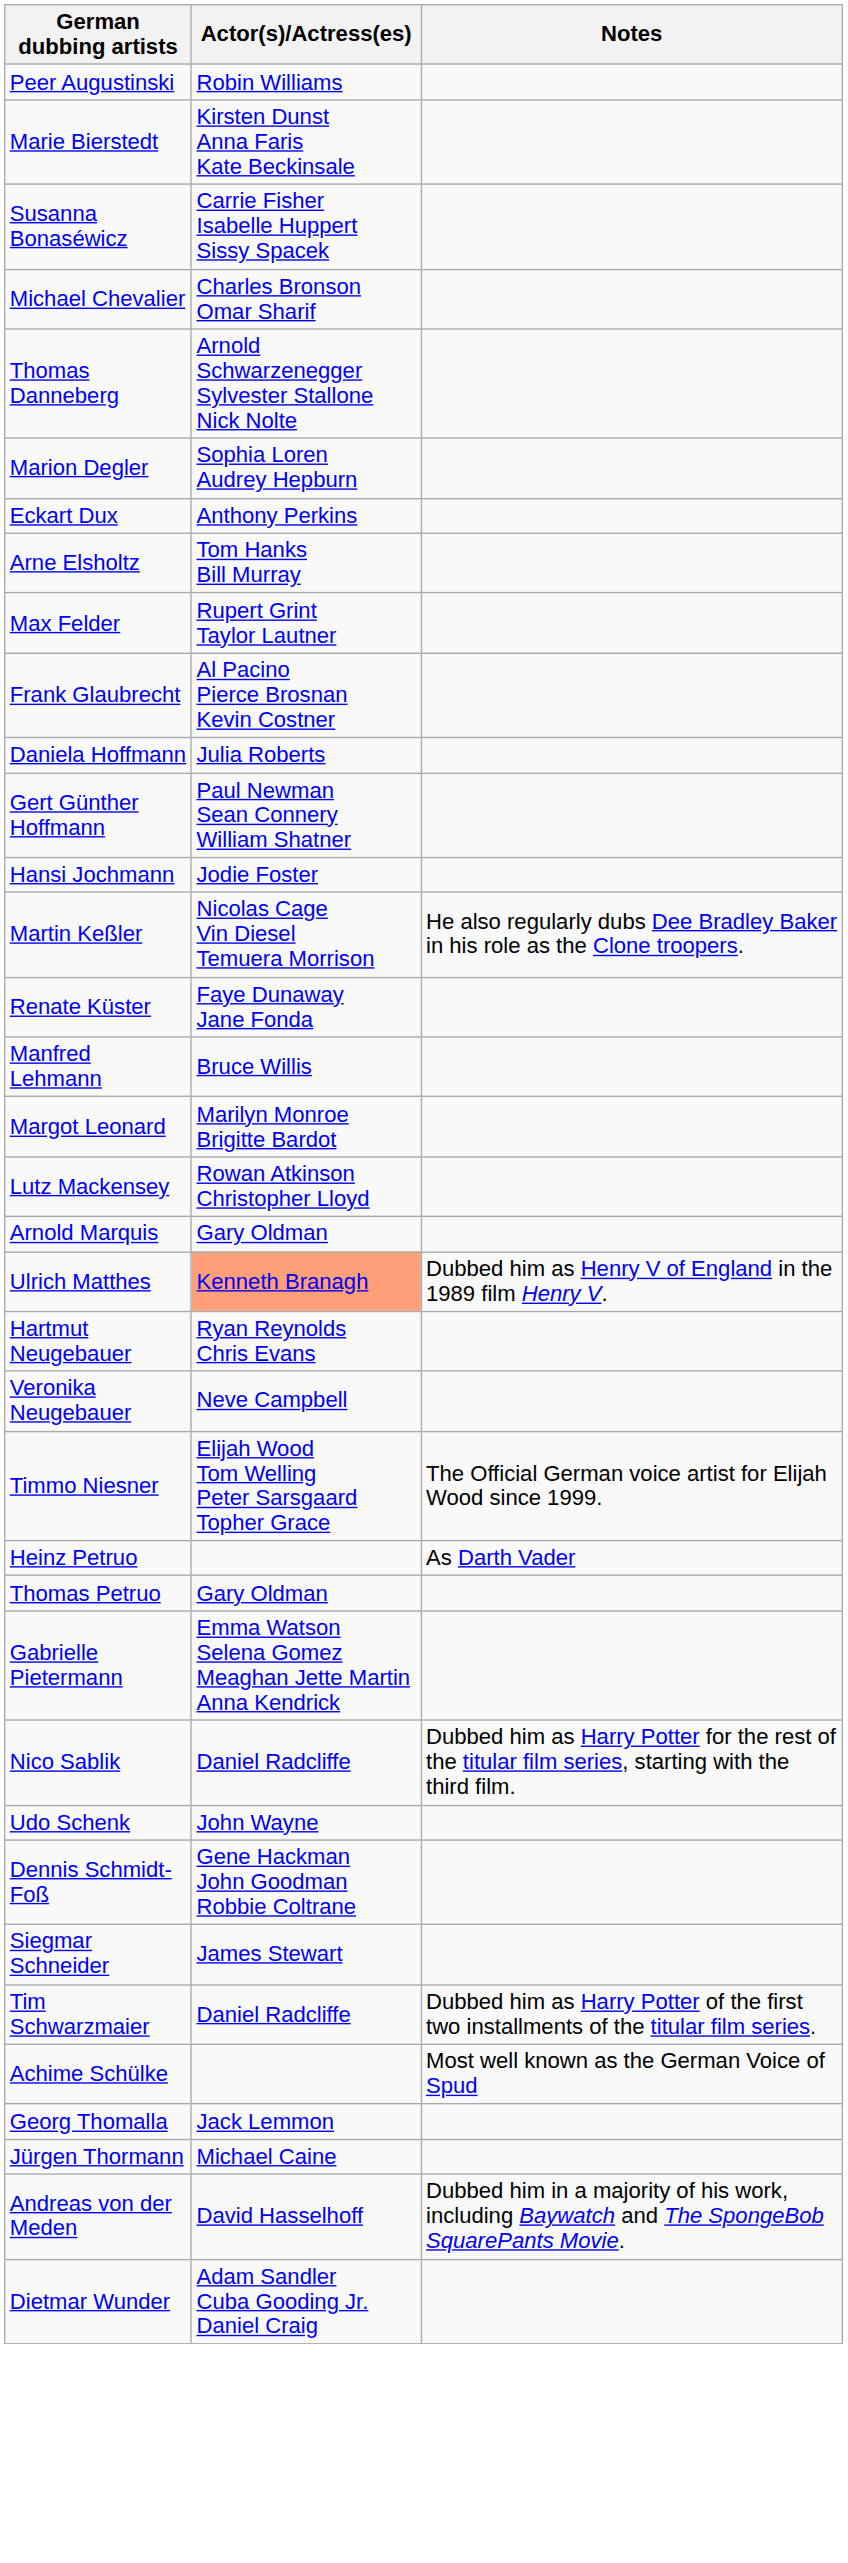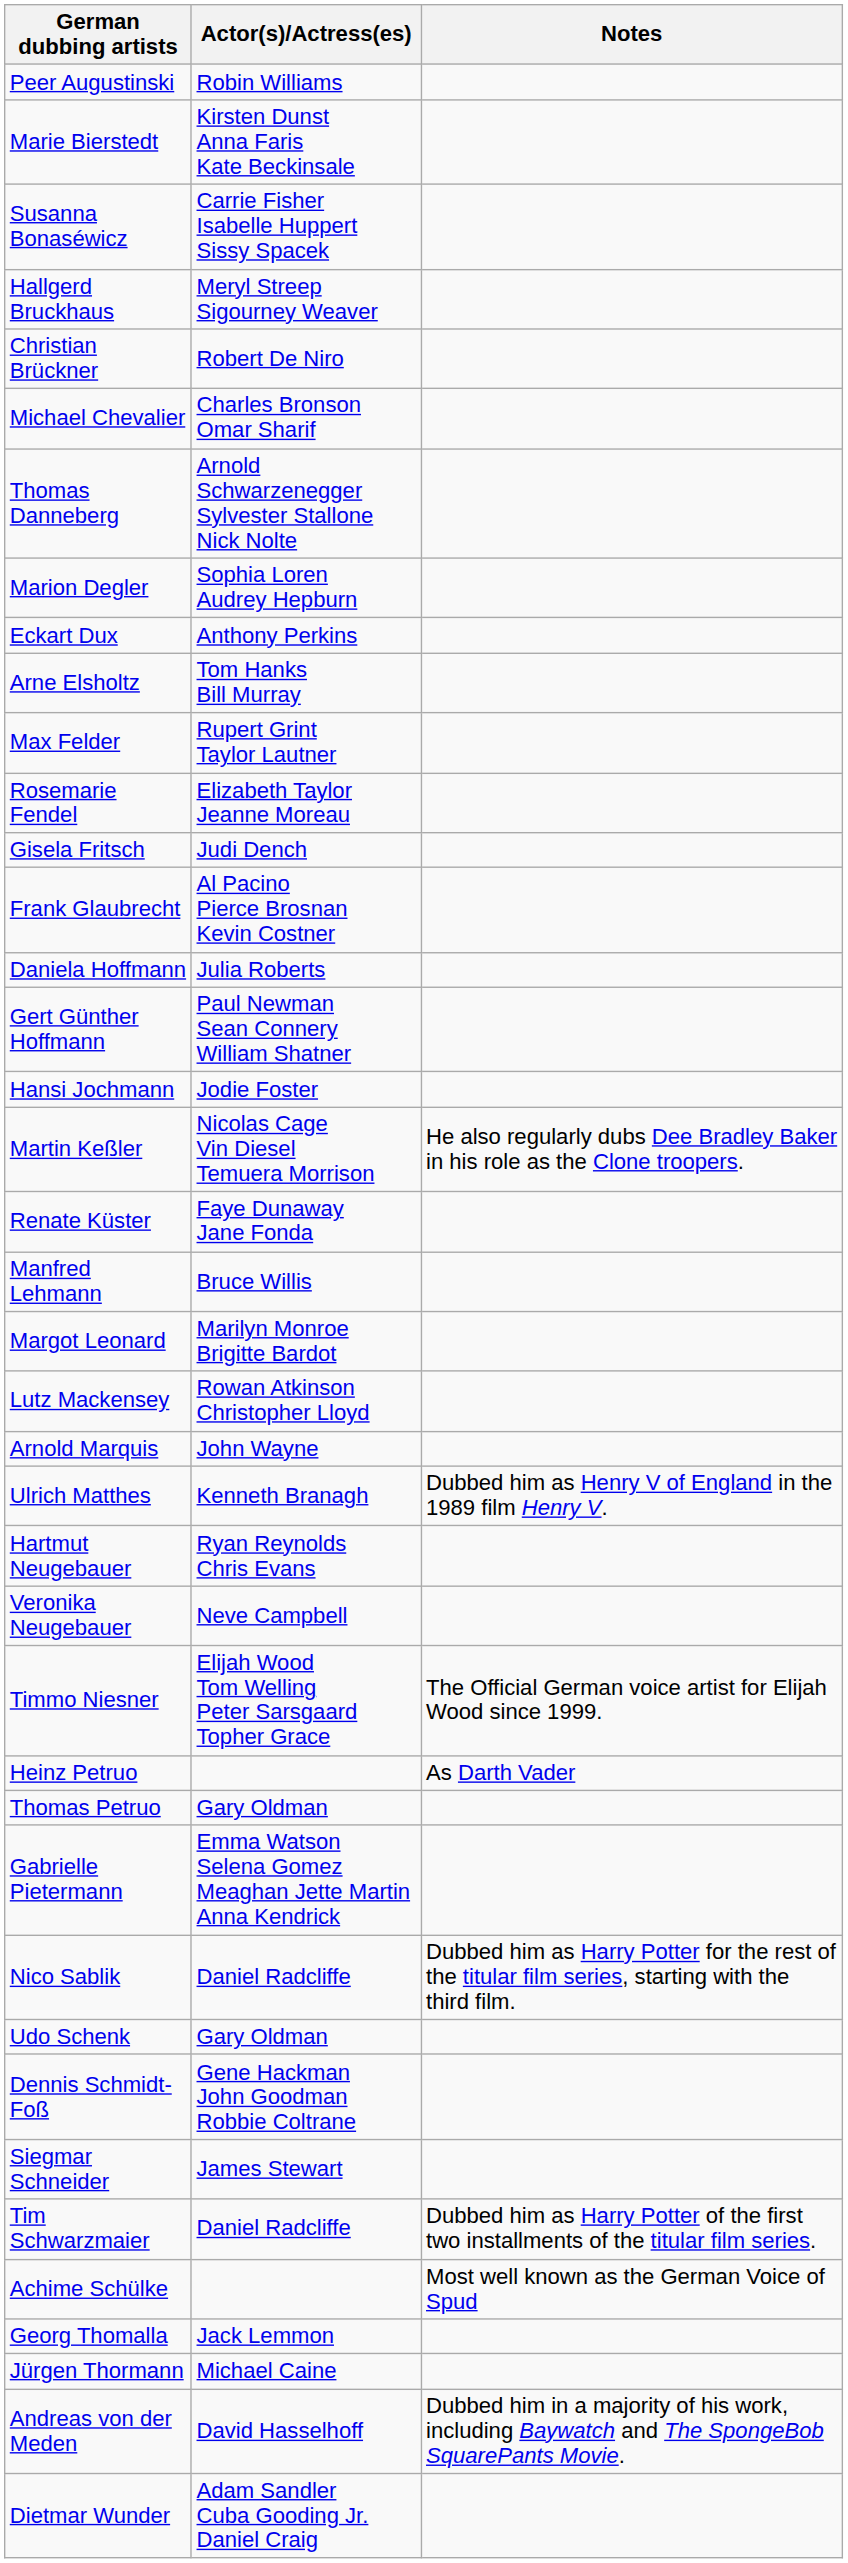+ row: (62, 298)
+ row: (54, 358)
+ row: (63, 802)
+ row: (77, 849)
(262, 1233) Gary Oldman -> (257, 1448) John Wayne
(282, 1281) lightsalmon background -> (282, 1495) no background
(257, 1822) John Wayne -> (262, 2036) Gary Oldman
